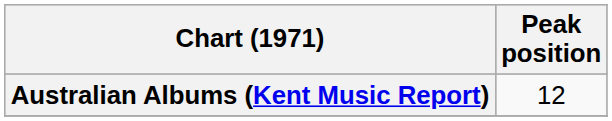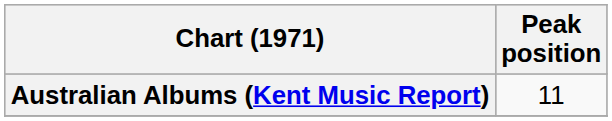(551, 94) 12 -> (551, 94) 11
